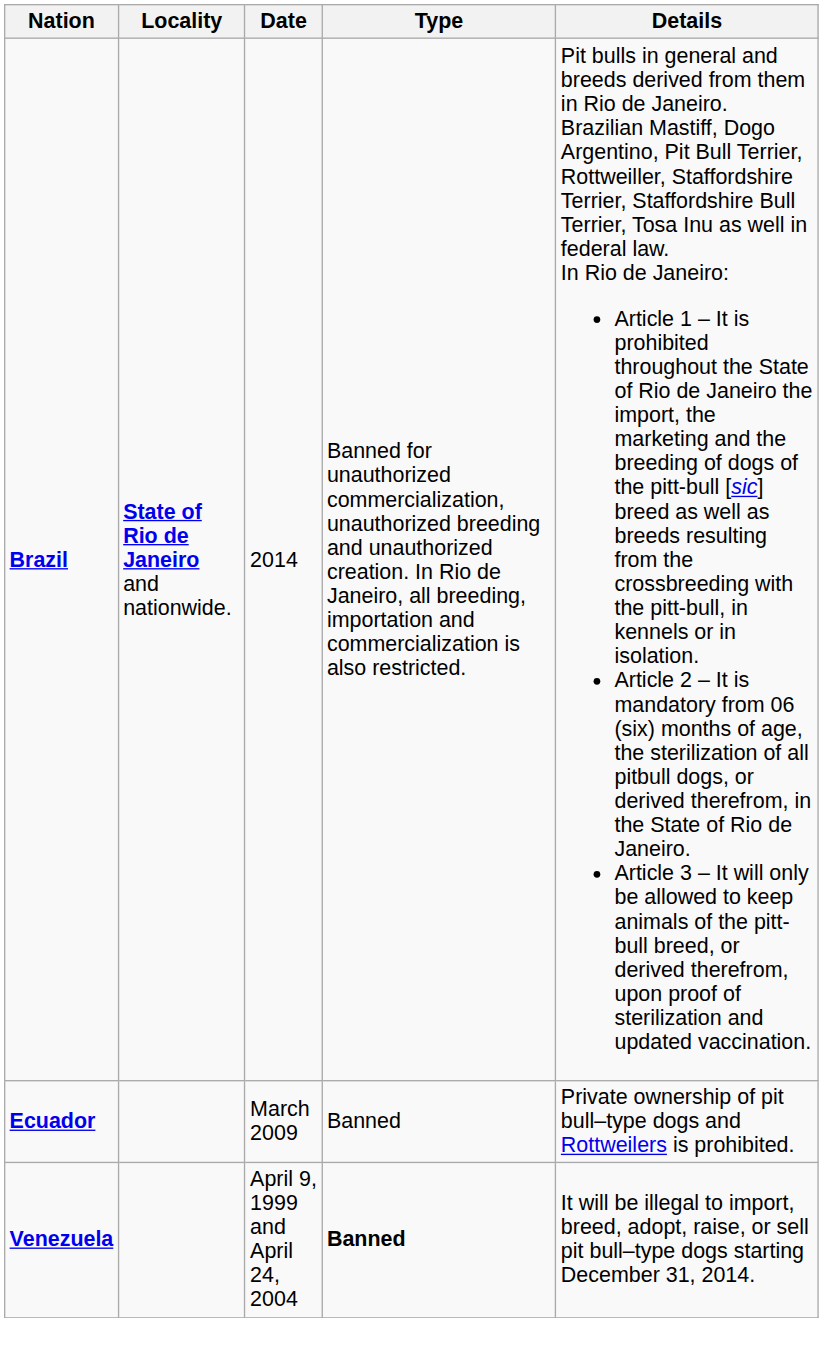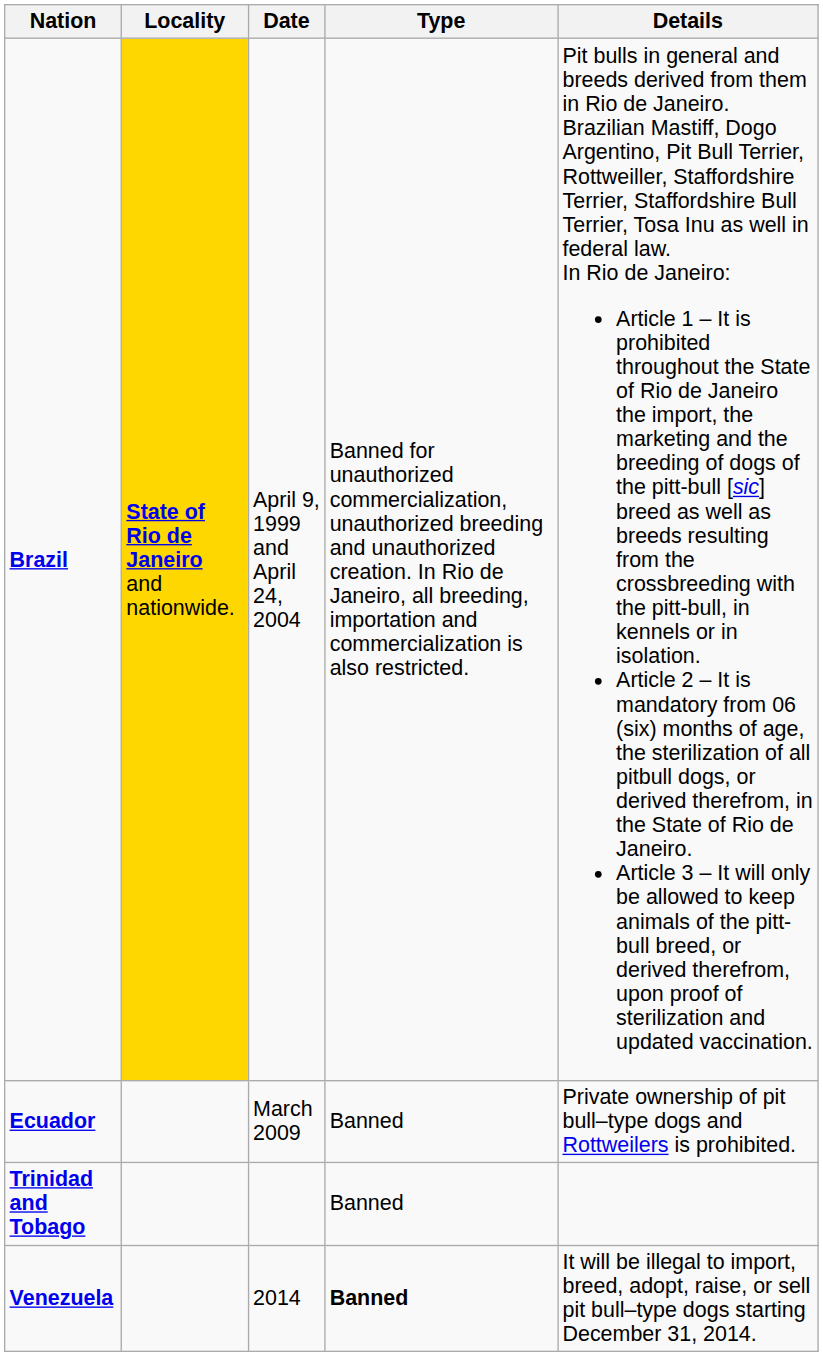(177, 559) no background -> (181, 559) gold background
(274, 559) 2014 -> (286, 559) April 9, 1999 and April 24, 2004
+ row: (51, 1203)
(283, 1239) April 9, 1999 and April 24, 2004 -> (277, 1297) 2014
